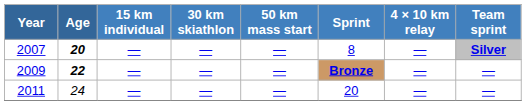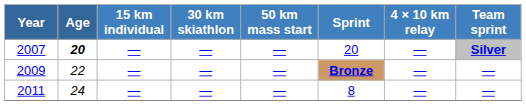(351, 50) 8 -> (351, 50) 20
(78, 70) bold -> (78, 70) normal
(351, 91) 20 -> (351, 91) 8
